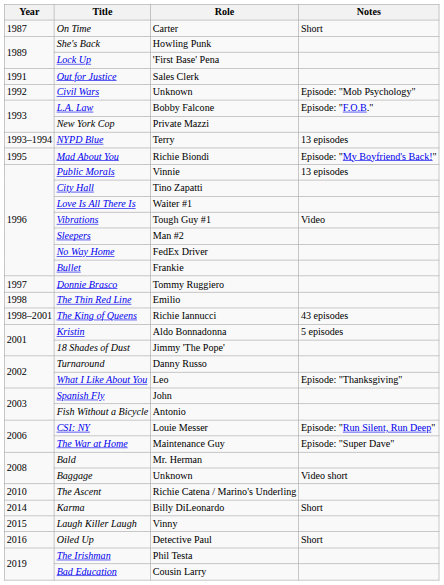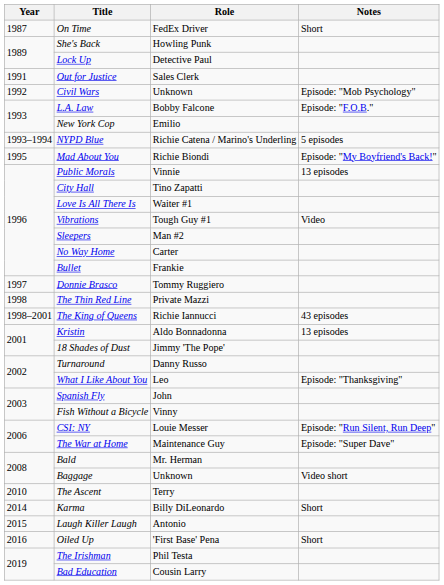(165, 28) Carter -> (180, 28) FedEx Driver
(186, 60) 'First Base' Pena -> (182, 60) Detective Paul
(181, 124) Private Mazzi -> (167, 124) Emilio
(164, 140) Terry -> (225, 140) Richie Catena / Marino's Underling
(325, 140) 13 episodes -> (322, 140) 5 episodes
(180, 252) FedEx Driver -> (165, 252) Carter
(167, 300) Emilio -> (181, 300) Private Mazzi
(322, 332) 5 episodes -> (325, 332) 13 episodes
(169, 412) Antonio -> (165, 412) Vinny
(225, 492) Richie Catena / Marino's Underling -> (164, 492) Terry
(165, 524) Vinny -> (169, 524) Antonio
(182, 540) Detective Paul -> (186, 540) 'First Base' Pena
